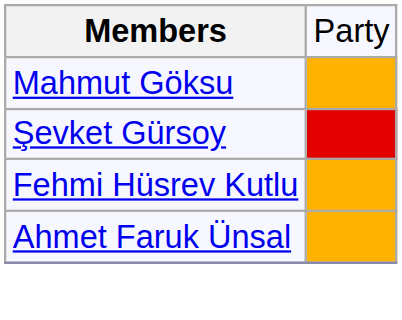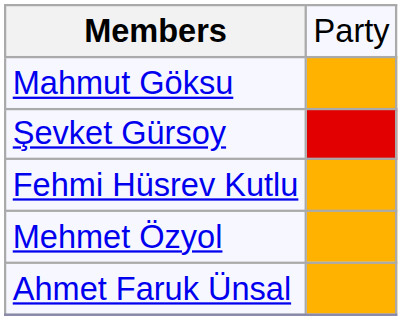+ row: (118, 237)
